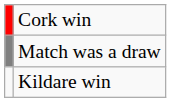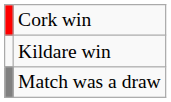rows swapped: (64, 81) <-> (89, 50)
